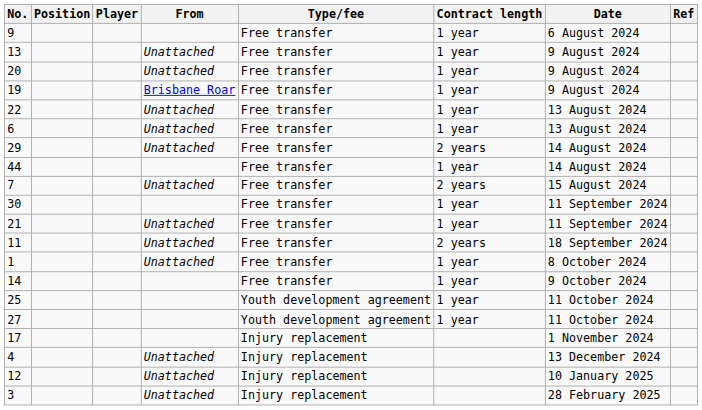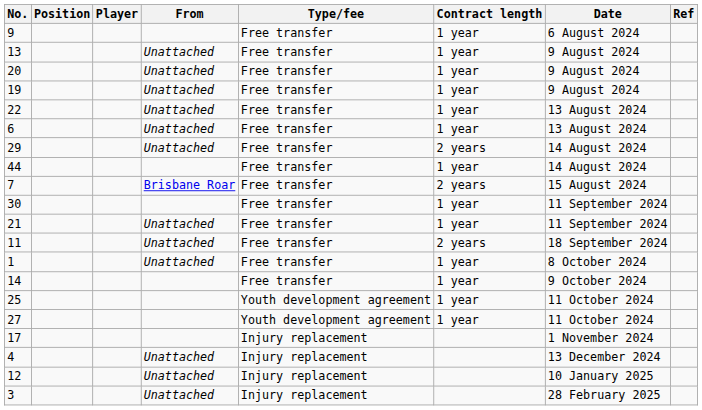(189, 90) Brisbane Roar -> (179, 90) Unattached
(179, 186) Unattached -> (189, 186) Brisbane Roar
